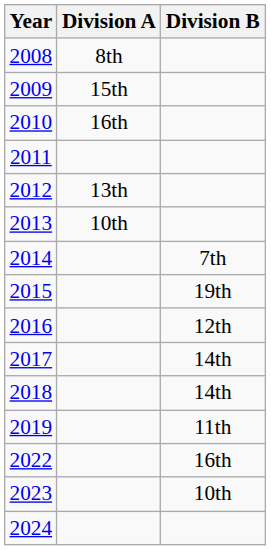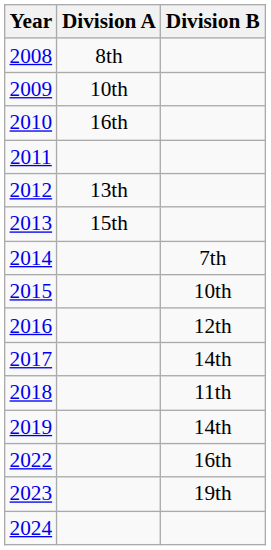(109, 88) 15th -> (109, 88) 10th
(109, 223) 10th -> (109, 223) 15th
(213, 291) 19th -> (213, 291) 10th
(213, 392) 14th -> (213, 392) 11th
(213, 426) 11th -> (213, 426) 14th
(213, 493) 10th -> (213, 493) 19th
